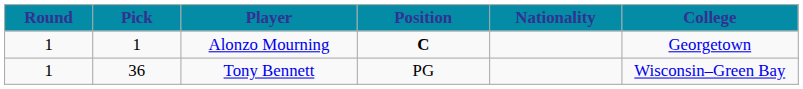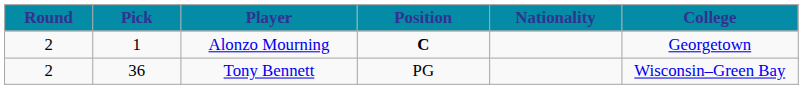(49, 44) 1 -> (49, 44) 2
(49, 71) 1 -> (49, 71) 2
